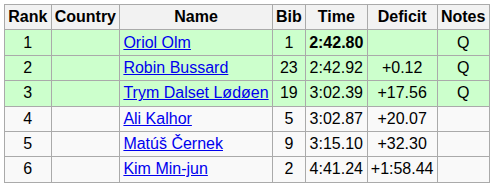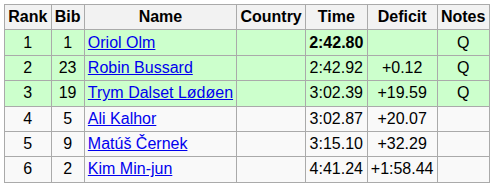columns swapped: (289, 17) <-> (85, 17)
(402, 93) +17.56 -> (402, 93) +19.59
(402, 144) +32.30 -> (402, 144) +32.29
